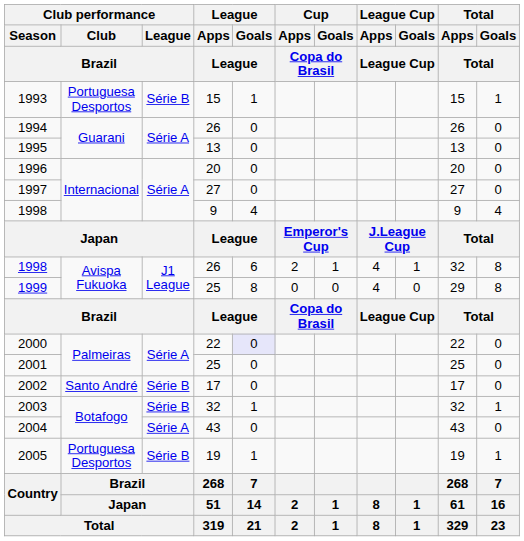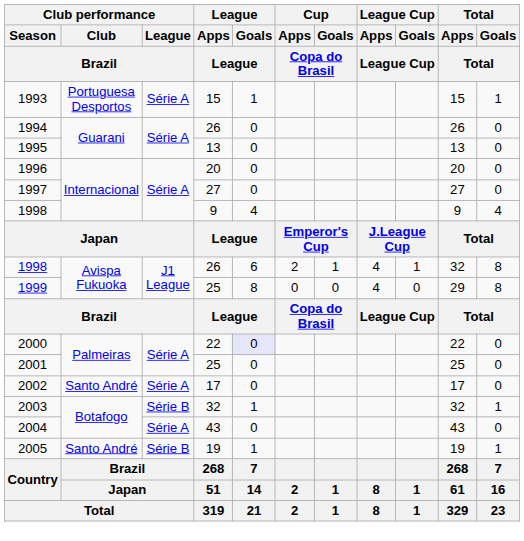(168, 99) Série B -> (168, 99) Série A
(168, 386) Série B -> (168, 386) Série A
(101, 455) Portuguesa Desportos -> (101, 448) Santo André
